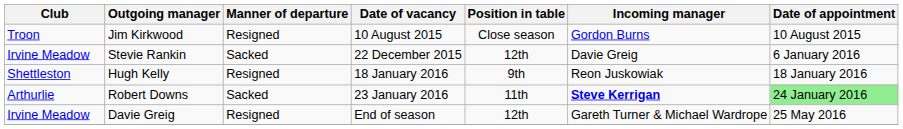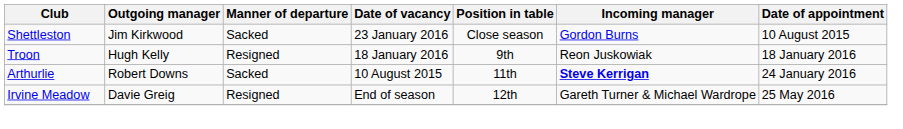(24, 34) Troon -> (39, 34) Shettleston
(253, 34) Resigned -> (247, 34) Sacked
(398, 34) 10 August 2015 -> (401, 34) 23 January 2016
- row: (147, 54)
(39, 74) Shettleston -> (24, 54) Troon
(401, 94) 23 January 2016 -> (398, 74) 10 August 2015
(820, 94) lightgreen background -> (809, 74) no background
